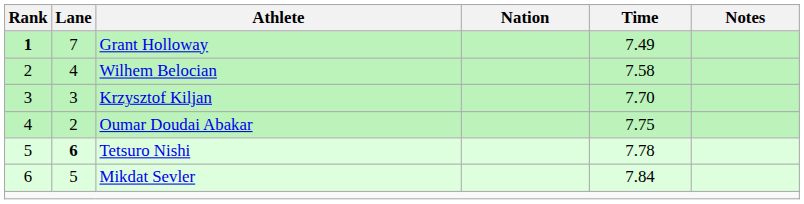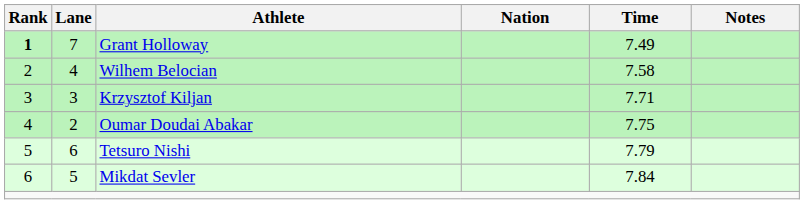(640, 97) 7.70 -> (640, 97) 7.71
(74, 151) bold -> (74, 151) normal
(640, 151) 7.78 -> (640, 151) 7.79
